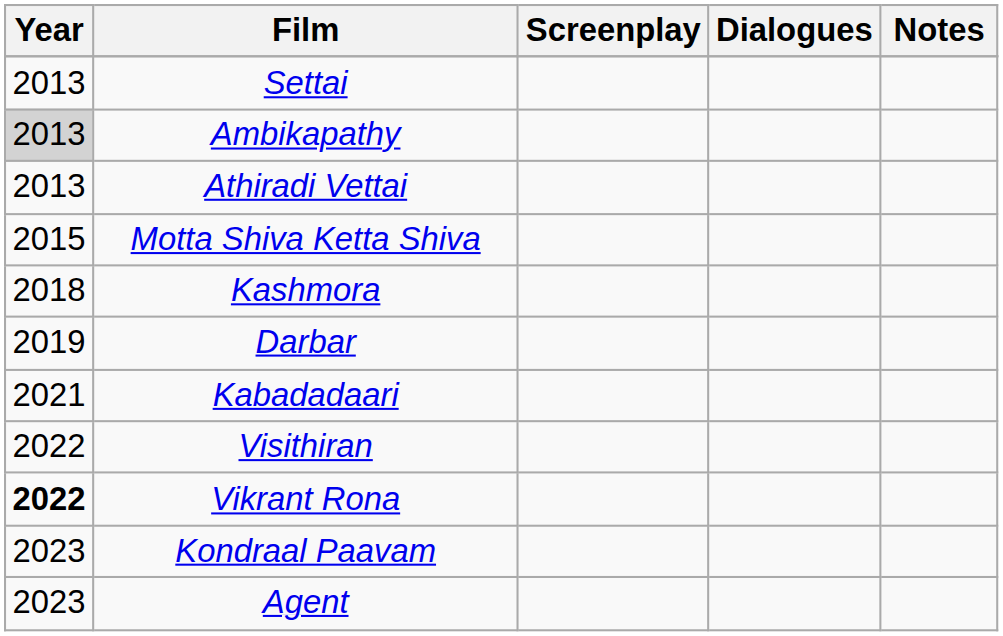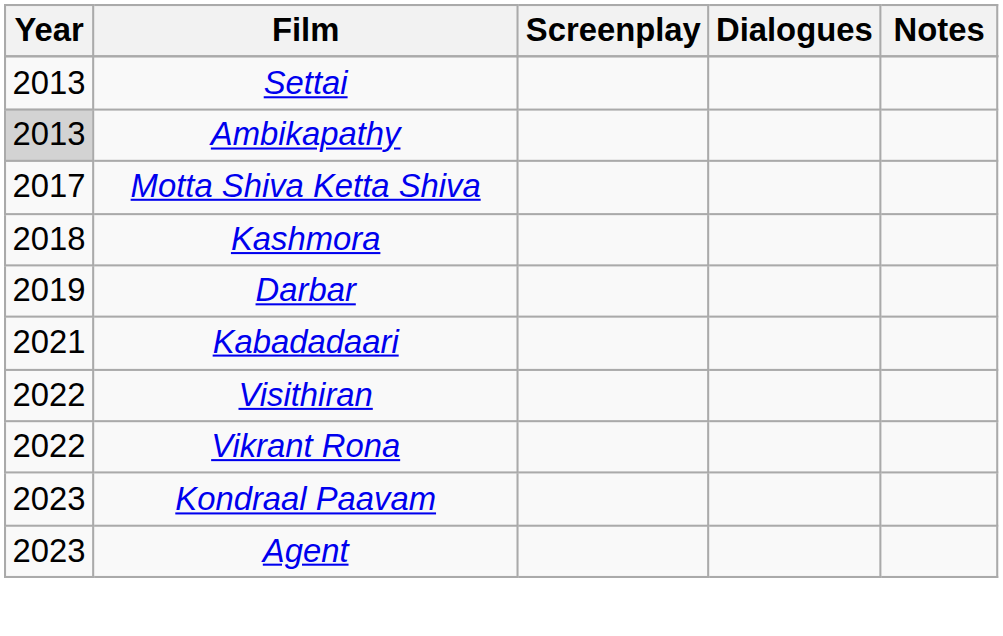- row: (306, 186)
(49, 238) 2015 -> (49, 186) 2017
(49, 498) bold -> (49, 446) normal
